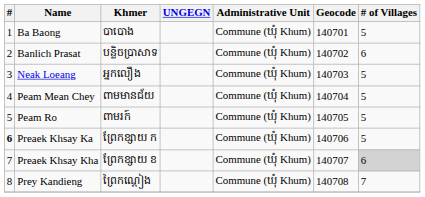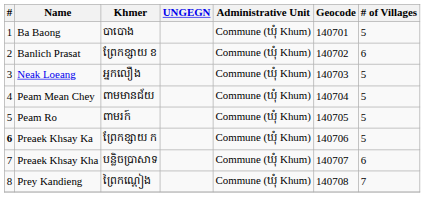(130, 53) បន្លិចប្រាសាទ -> (130, 53) ព្រែកខ្សាយ ខ
(130, 159) ព្រែកខ្សាយ ខ -> (130, 159) បន្លិចប្រាសាទ
(364, 160) lightgrey background -> (364, 160) no background
